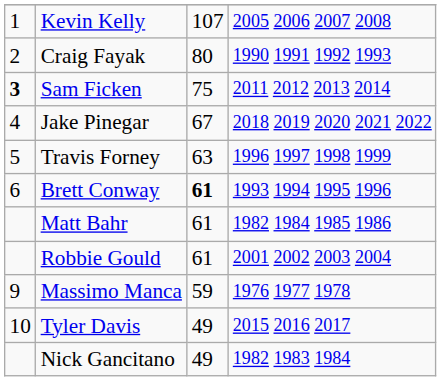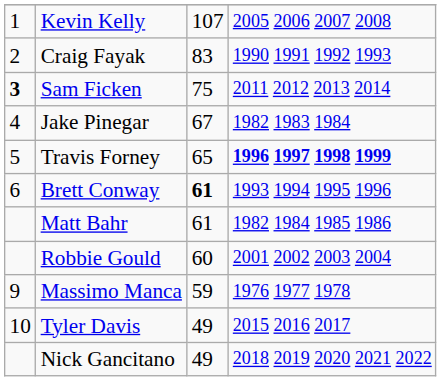(202, 55) 80 -> (202, 55) 83
(332, 122) 2018 2019 2020 2021 2022 -> (292, 122) 1982 1983 1984
(202, 156) 63 -> (202, 156) 65
(312, 156) normal -> (312, 156) bold
(202, 257) 61 -> (202, 257) 60
(292, 358) 1982 1983 1984 -> (332, 358) 2018 2019 2020 2021 2022
